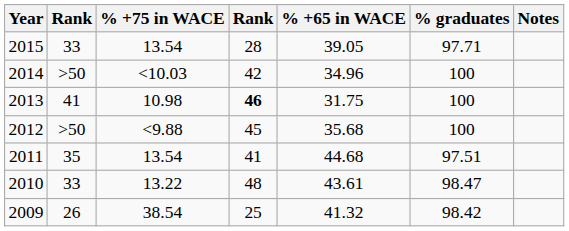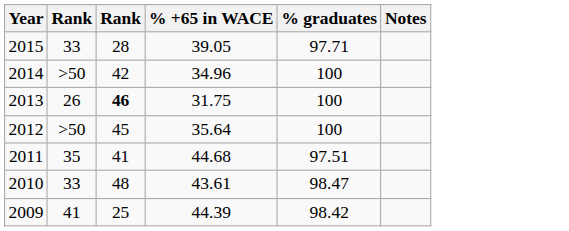- column: (162, 18)
(72, 101) 41 -> (72, 101) 26
(344, 128) 35.68 -> (211, 128) 35.64
(72, 211) 26 -> (72, 211) 41
(344, 211) 41.32 -> (211, 211) 44.39
